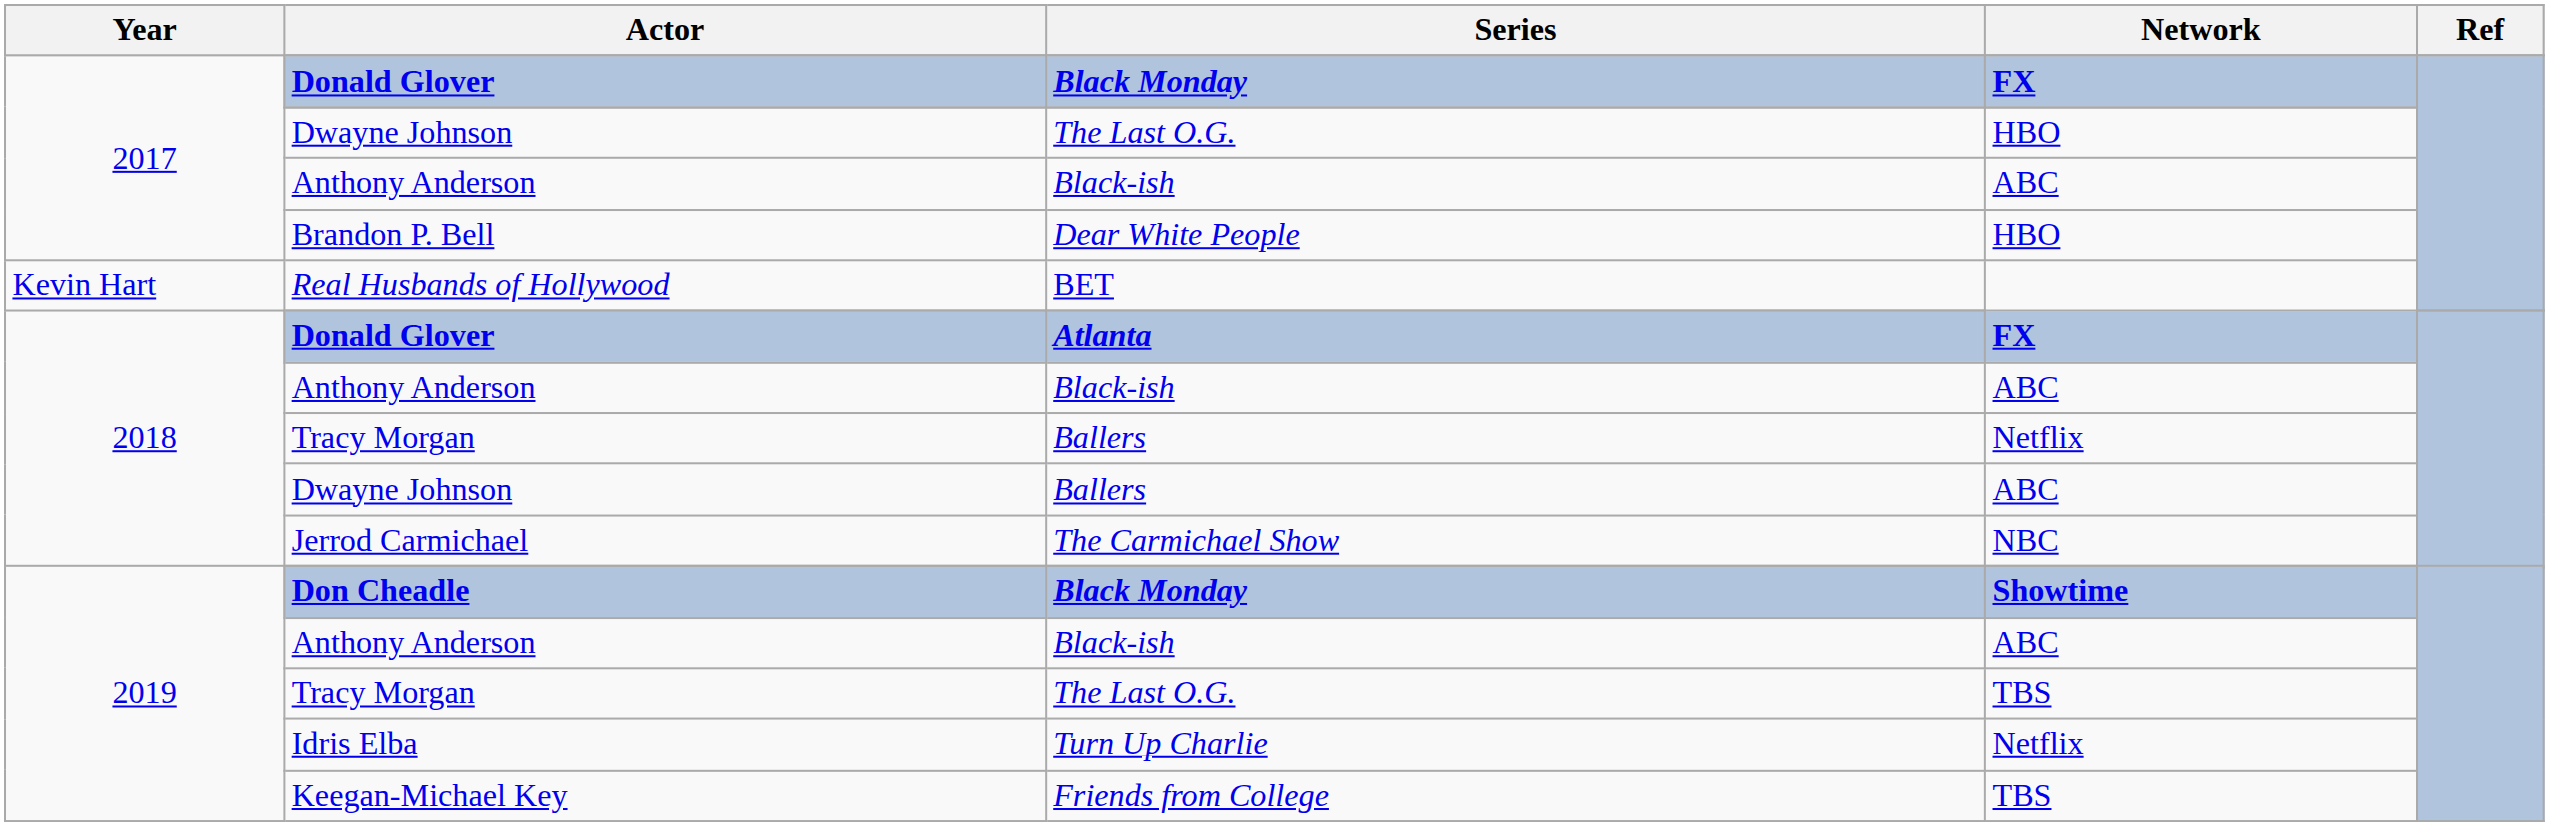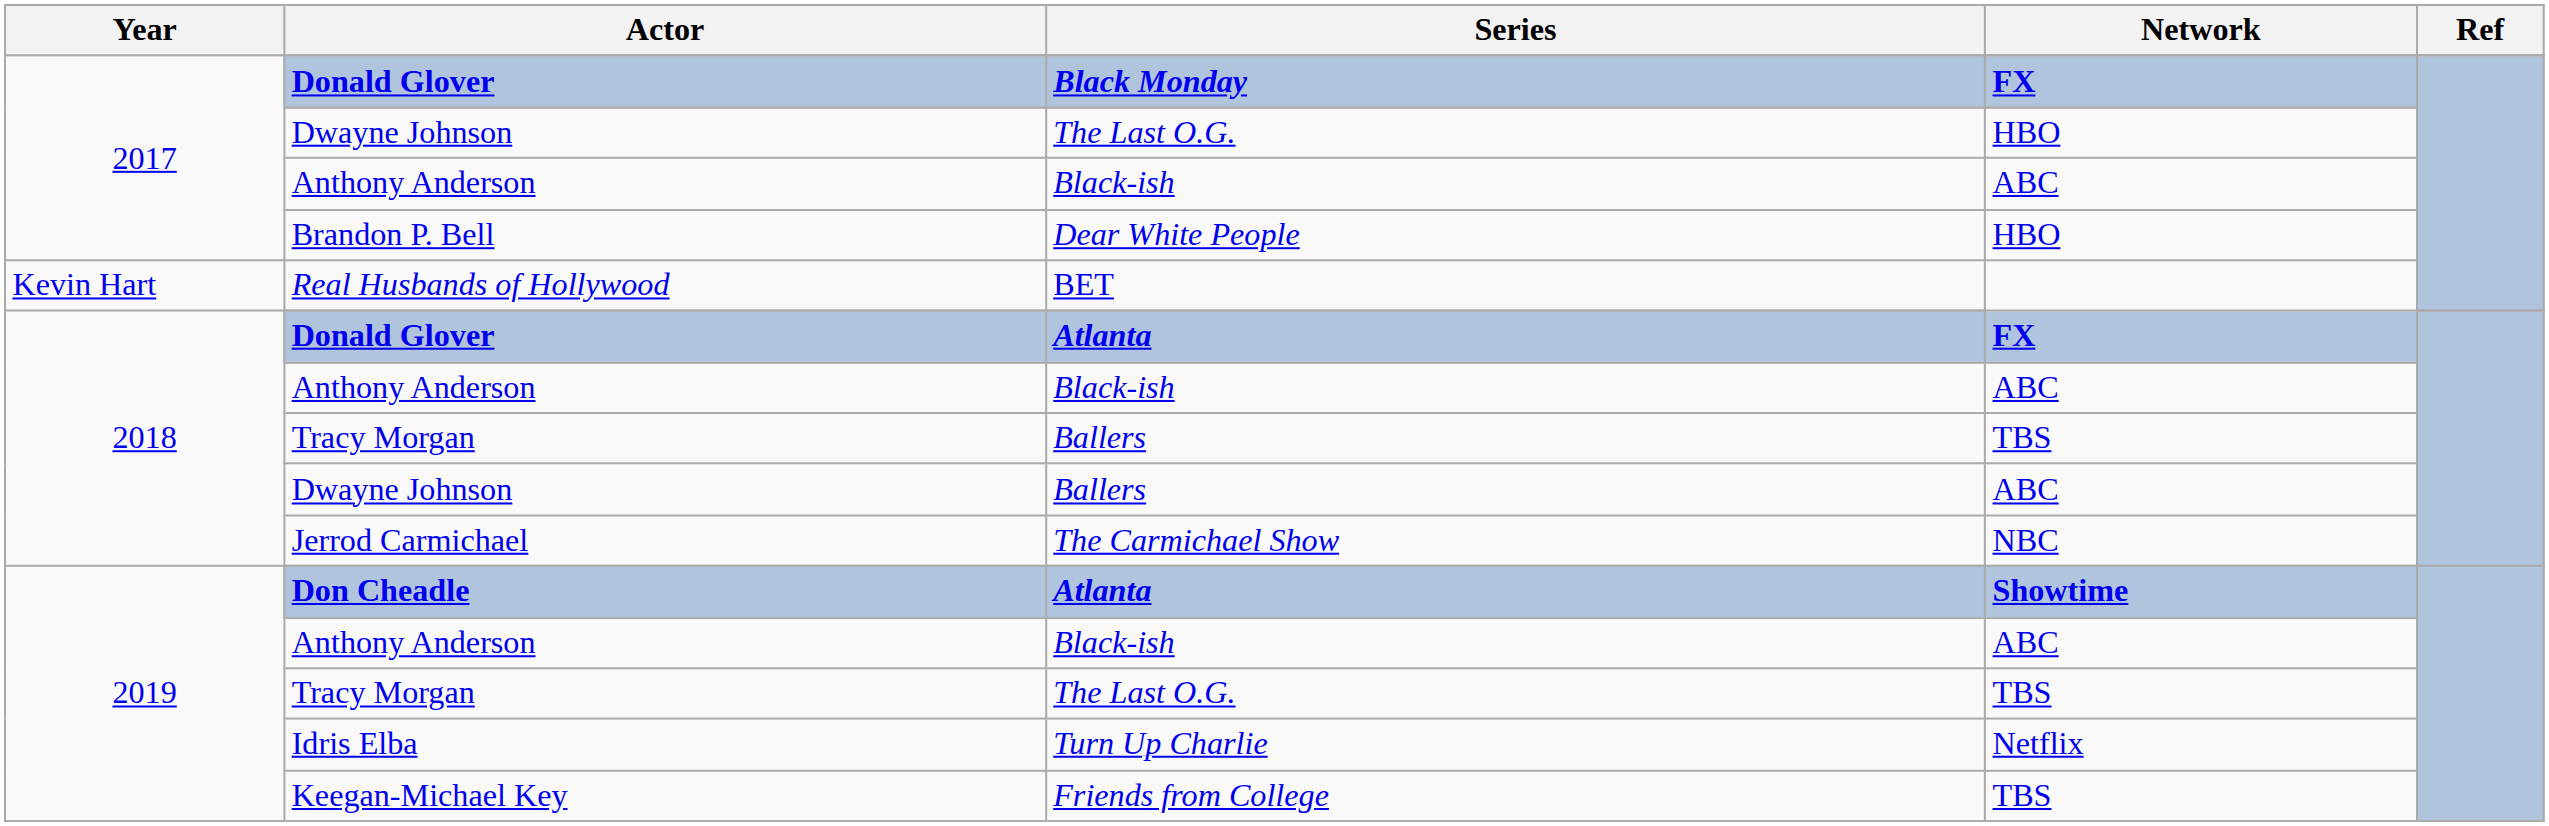(2038, 438) Netflix -> (2022, 438) TBS
(1150, 591) Black Monday -> (1102, 591) Atlanta
